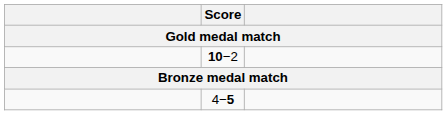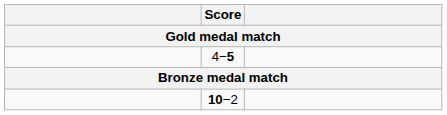rows swapped: (223, 99) <-> (223, 57)
